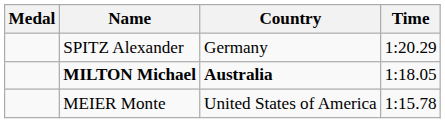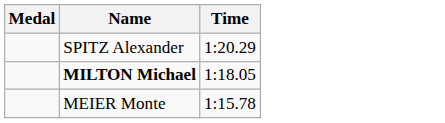- column: (290, 19)
